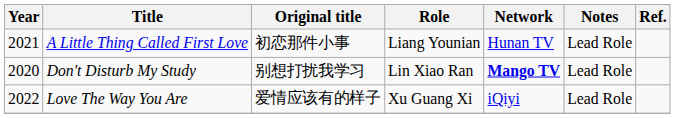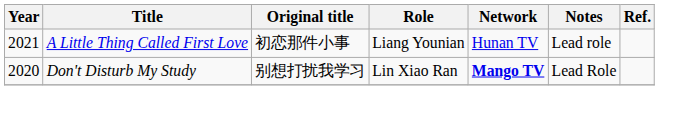(600, 43) Lead Role -> (581, 43) Lead role
- row: (117, 98)
